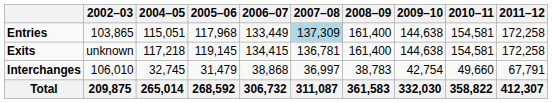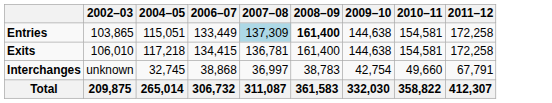- column: (214, 13)
(370, 32) normal -> (318, 32) bold
(110, 51) unknown -> (112, 51) 106,010
(112, 70) 106,010 -> (110, 70) unknown
